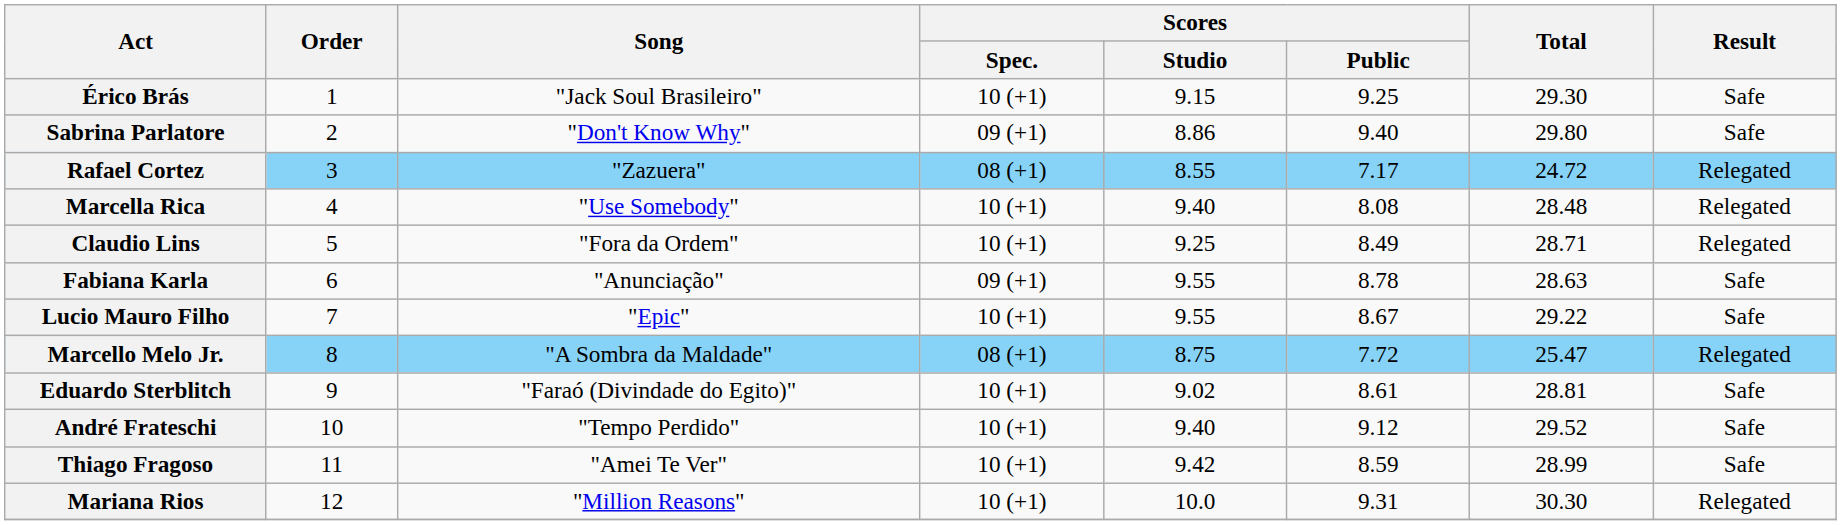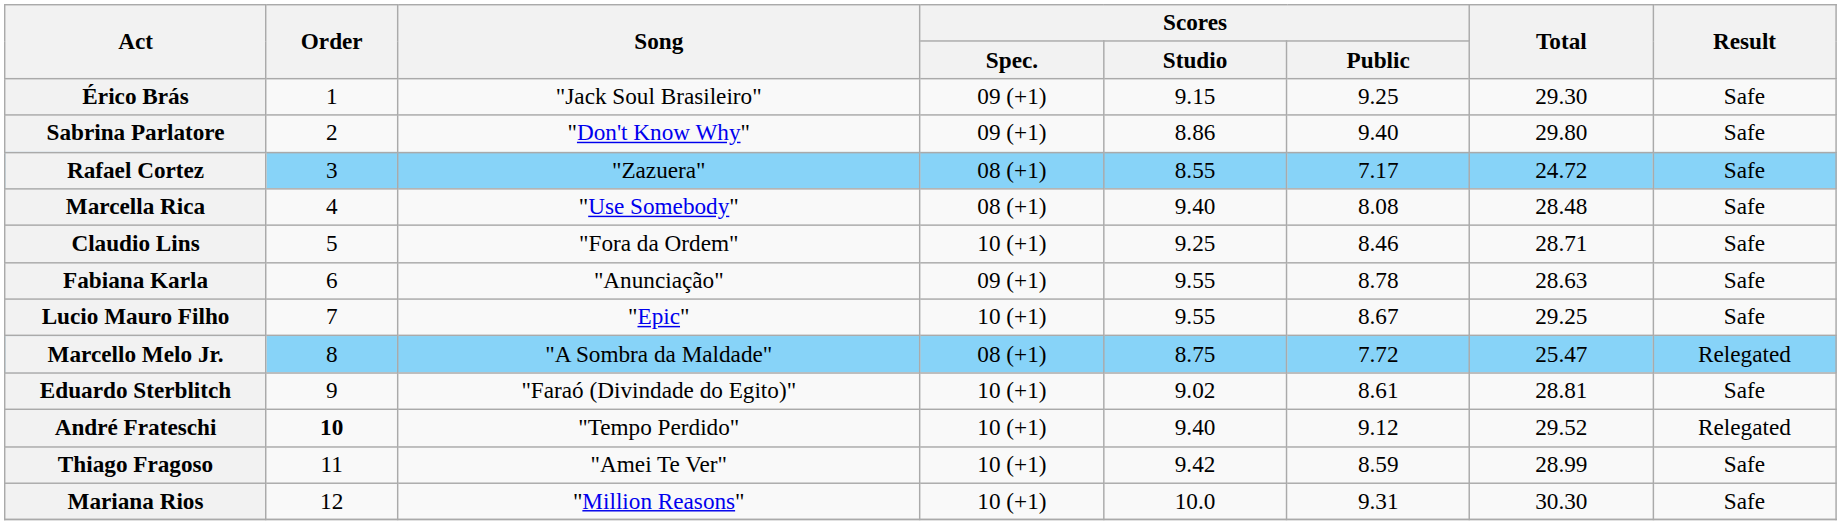(1012, 96) 10 (+1) -> (1012, 96) 09 (+1)
(1744, 170) Relegated -> (1744, 170) Safe
(1012, 206) 10 (+1) -> (1012, 206) 08 (+1)
(1744, 206) Relegated -> (1744, 206) Safe
(1378, 243) 8.49 -> (1378, 243) 8.46
(1744, 243) Relegated -> (1744, 243) Safe
(1561, 317) 29.22 -> (1561, 317) 29.25
(332, 427) normal -> (332, 427) bold
(1744, 427) Safe -> (1744, 427) Relegated
(1744, 501) Relegated -> (1744, 501) Safe
